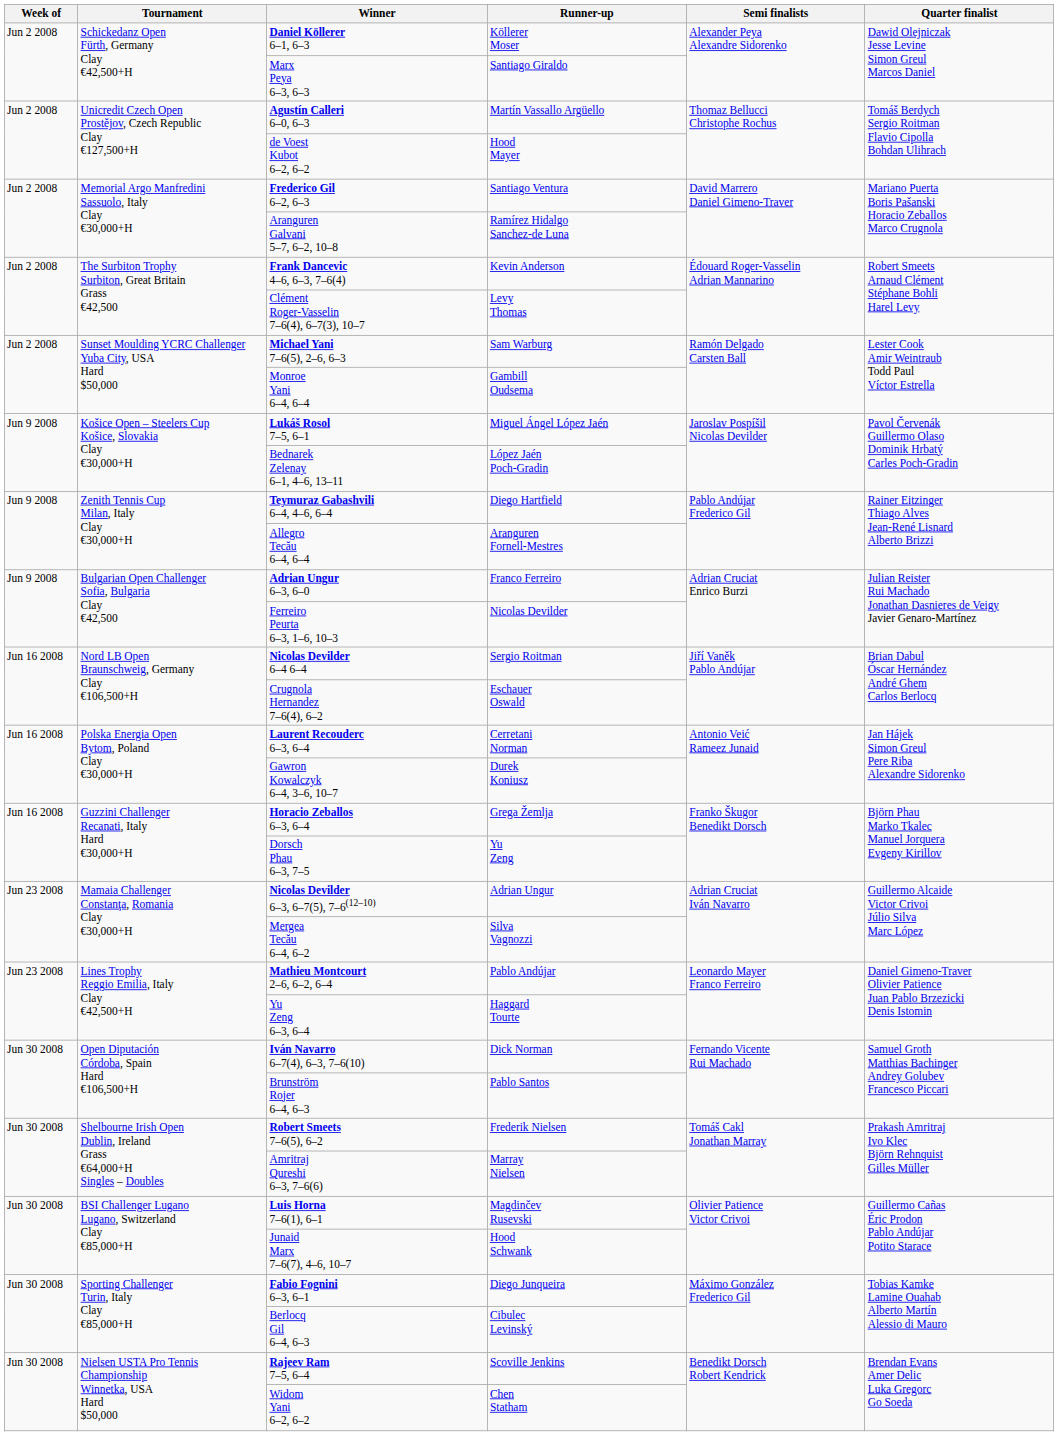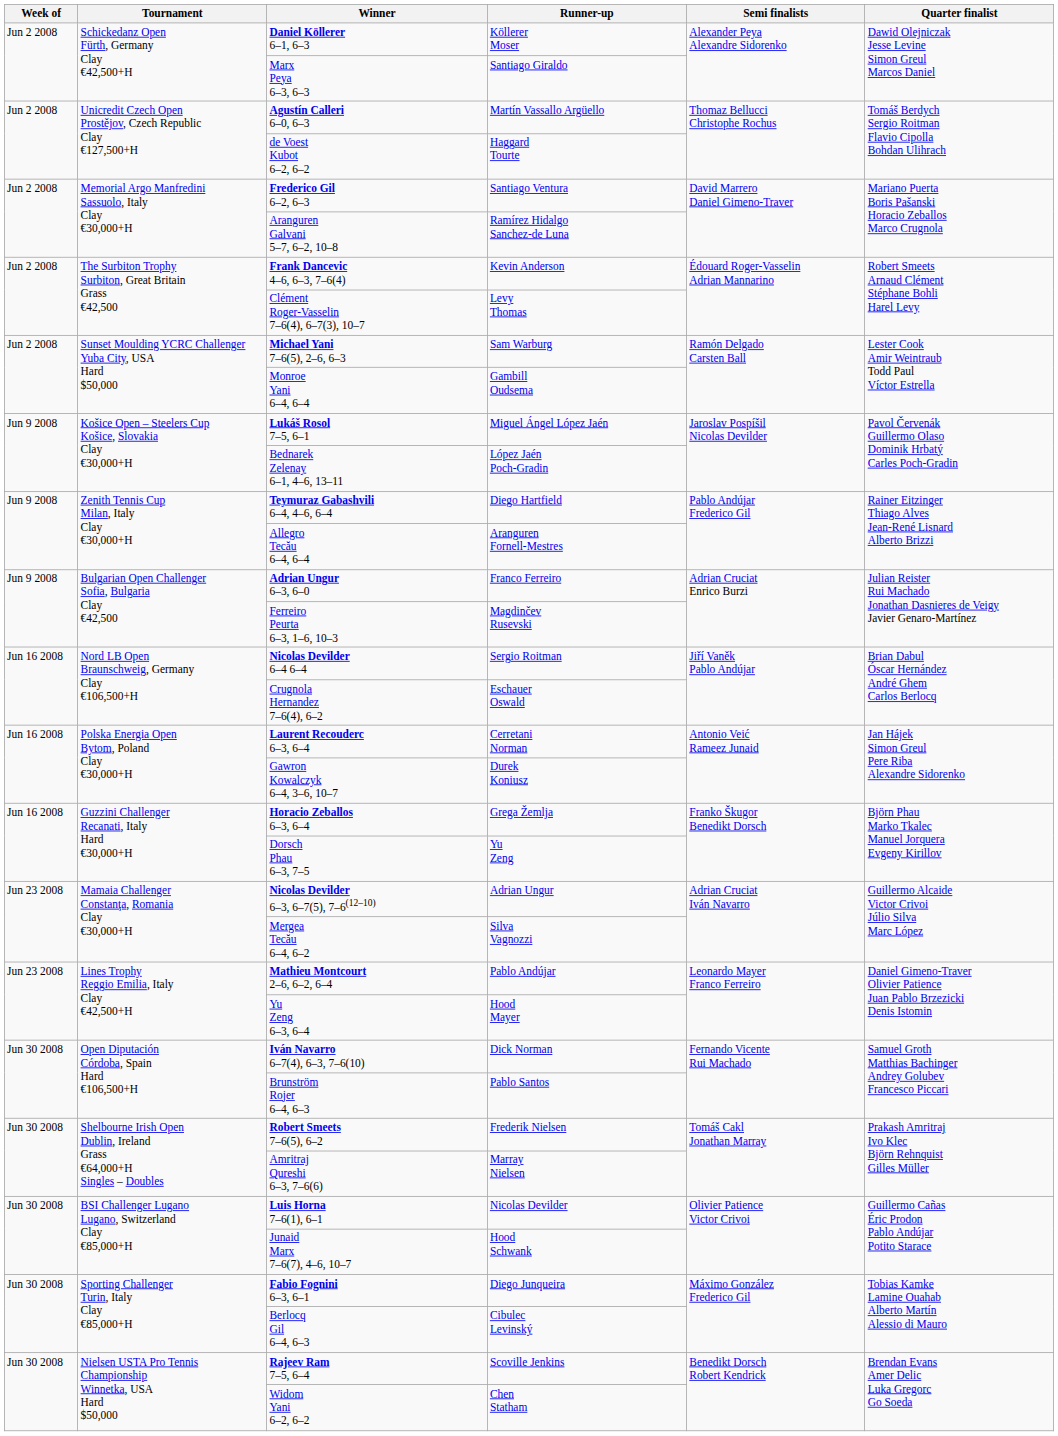(505, 149) Hood Mayer -> (510, 149) Haggard Tourte
(529, 610) Nicolas Devilder -> (516, 617) Magdinčev Rusevski
(510, 1010) Haggard Tourte -> (505, 1010) Hood Mayer
(516, 1212) Magdinčev Rusevski -> (529, 1205) Nicolas Devilder
